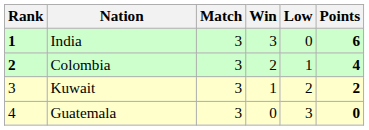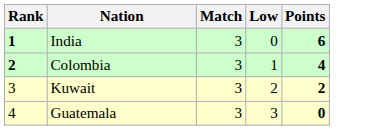- column: (263, 16)
